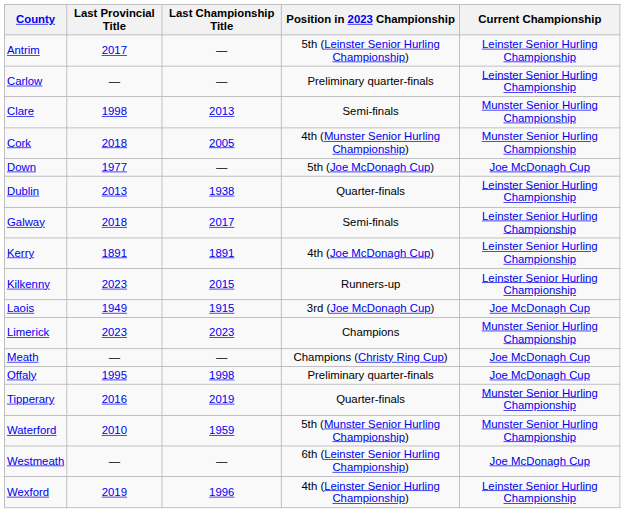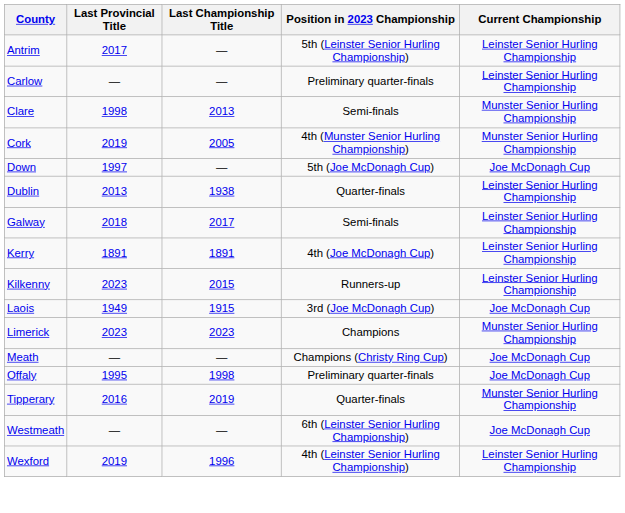(114, 143) 2018 -> (114, 143) 2019
(114, 167) 1977 -> (114, 167) 1997
- row: (32, 430)
